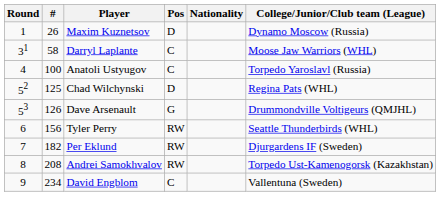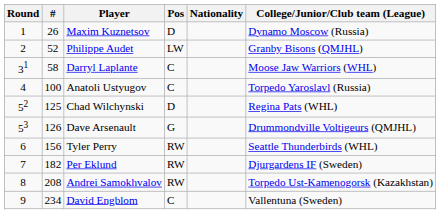+ row: (100, 48)
